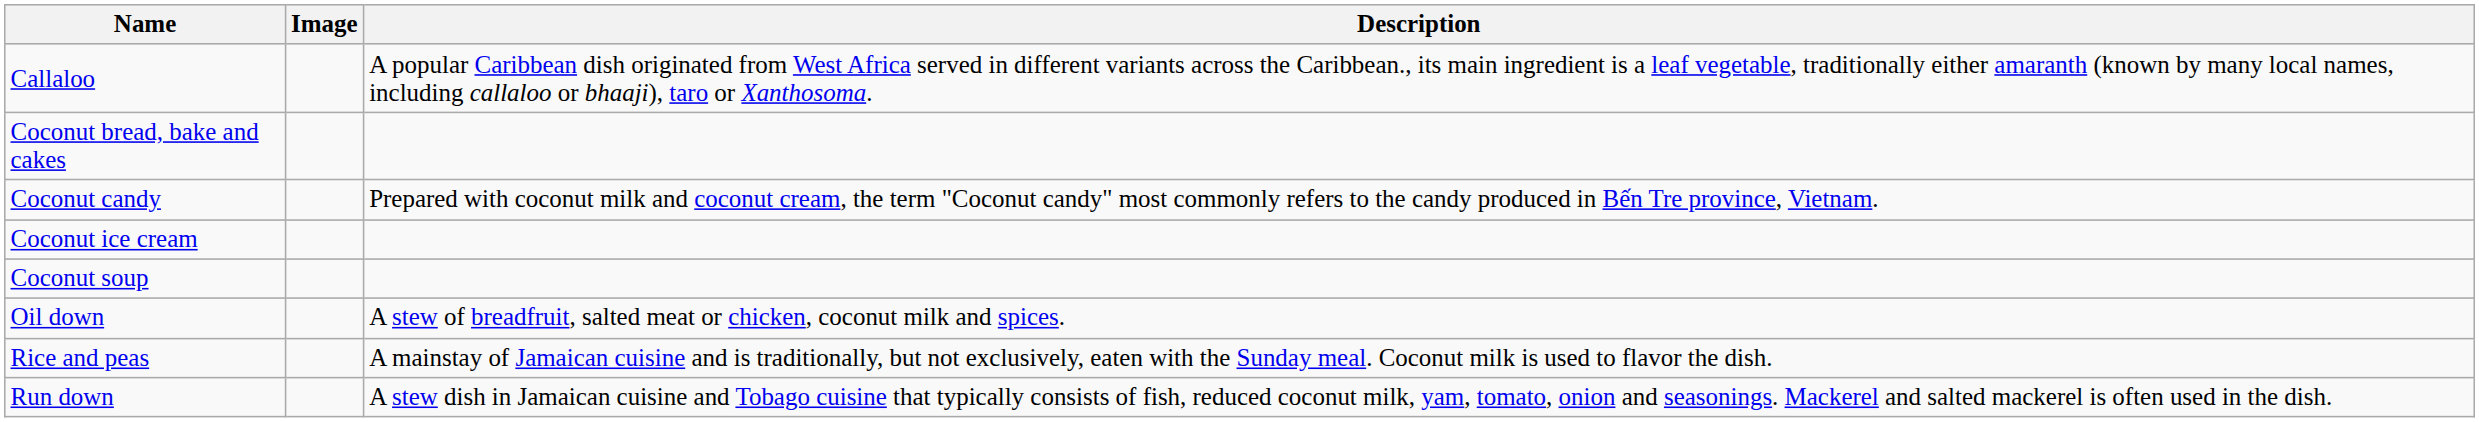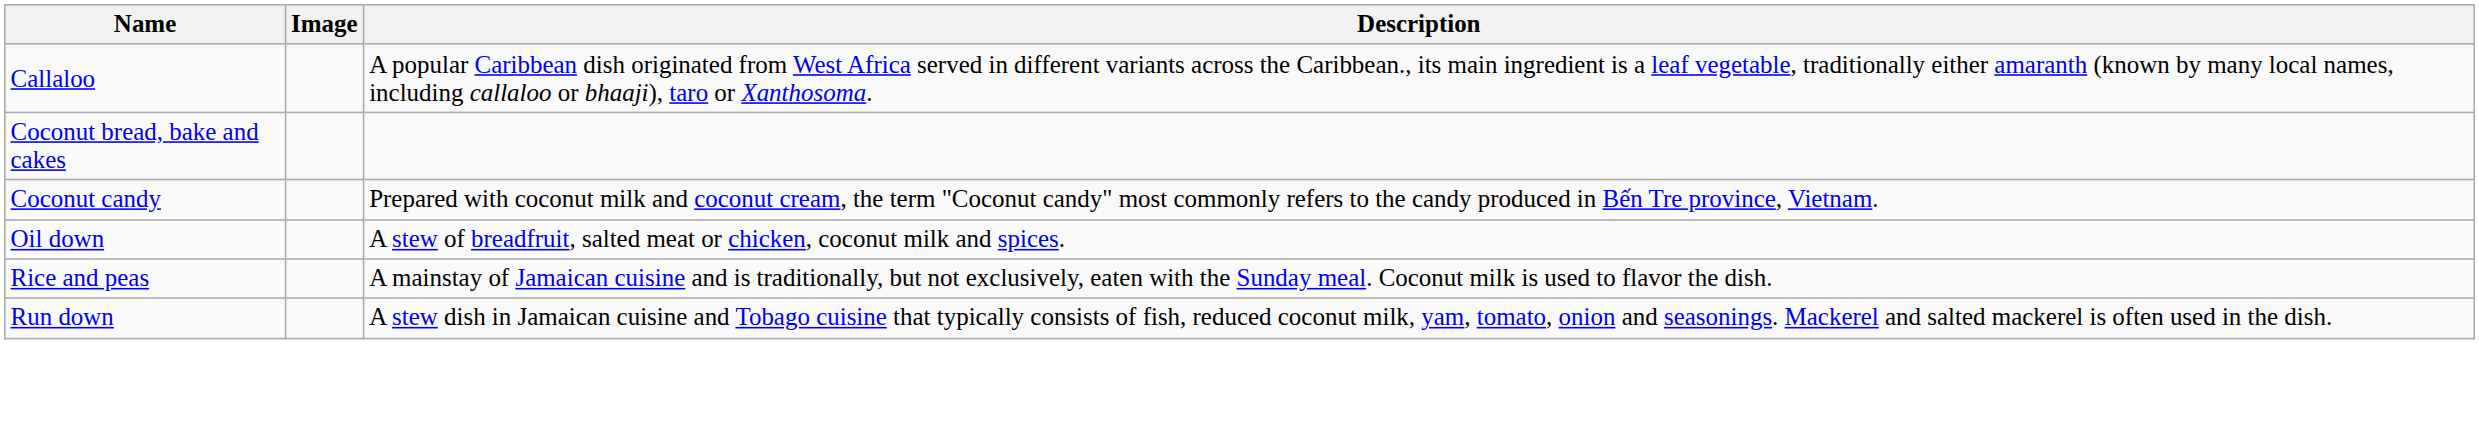- row: (104, 238)
- row: (80, 278)
